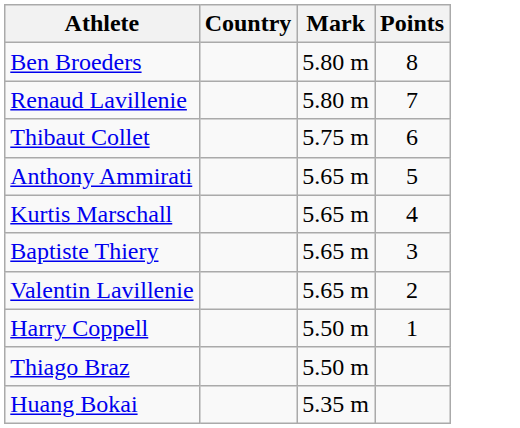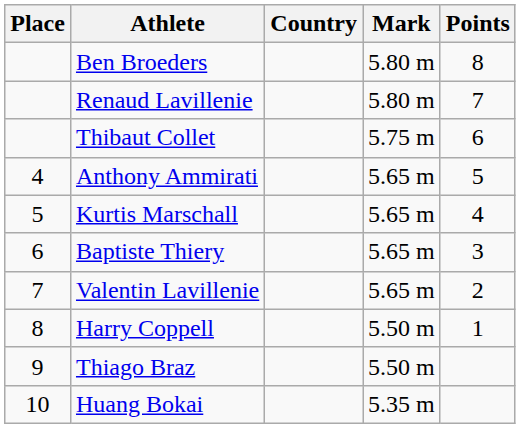+ column: (38, 23)
